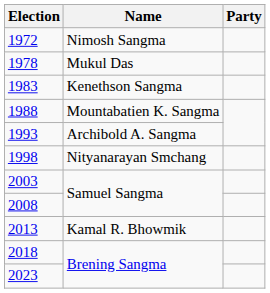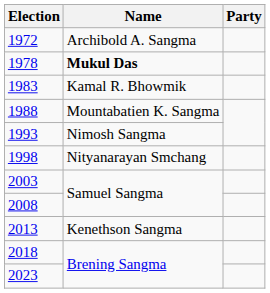(116, 39) Nimosh Sangma -> (132, 39) Archibold A. Sangma
(100, 63) normal -> (102, 63) bold
(124, 87) Kenethson Sangma -> (127, 87) Kamal R. Bhowmik
(132, 134) Archibold A. Sangma -> (116, 134) Nimosh Sangma
(127, 228) Kamal R. Bhowmik -> (124, 228) Kenethson Sangma
